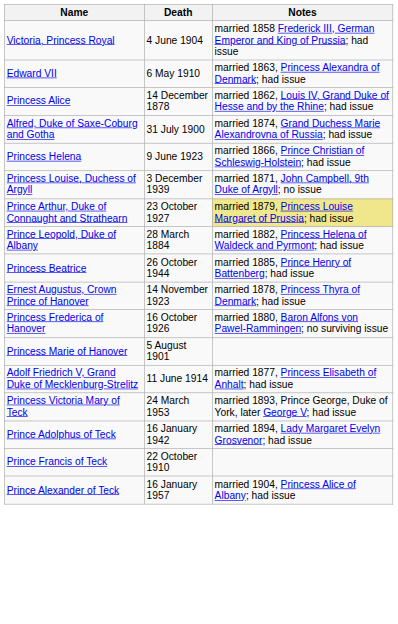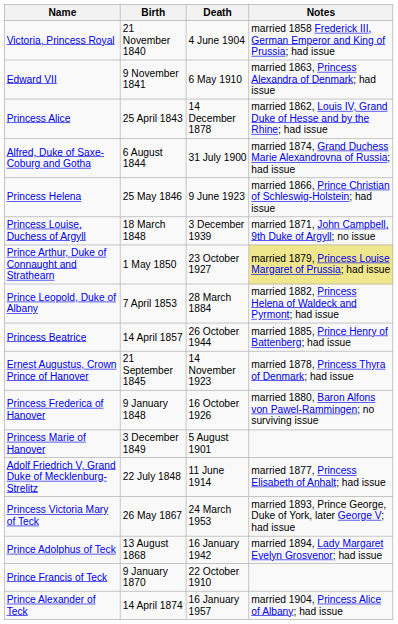+ column: (153, 12)
